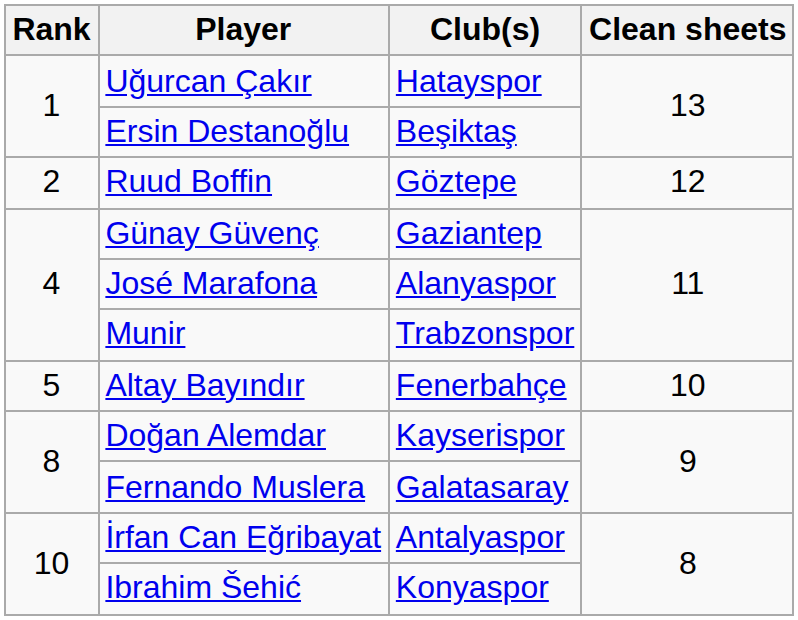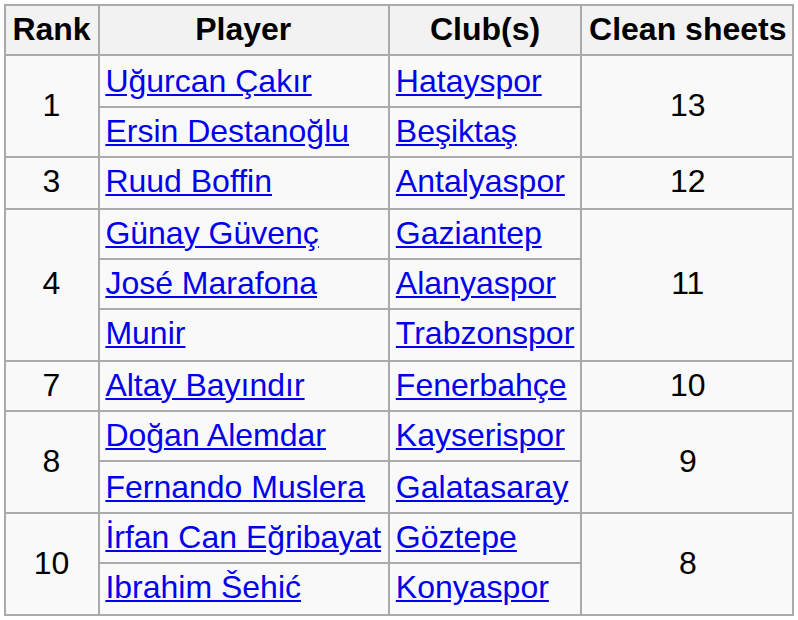(52, 182) 2 -> (52, 182) 3
(456, 182) Göztepe -> (480, 182) Antalyaspor
(52, 385) 5 -> (52, 385) 7
(480, 537) Antalyaspor -> (456, 537) Göztepe
